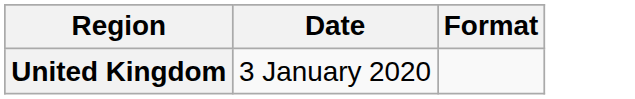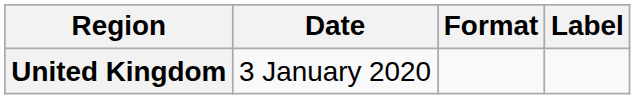+ column: (587, 26)
